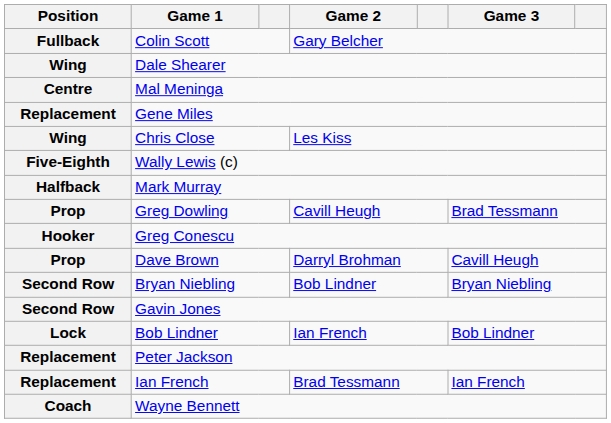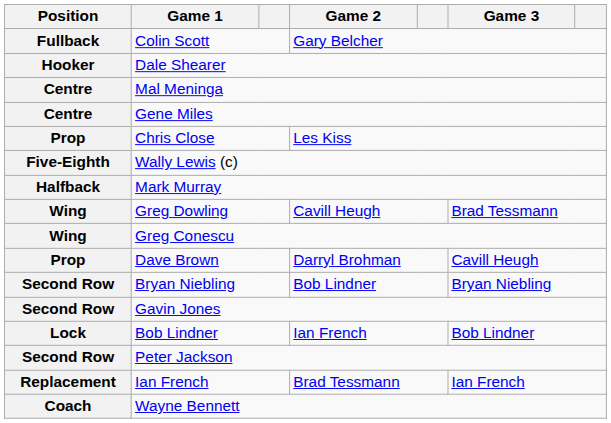(68, 65) Wing -> (68, 65) Hooker
(68, 114) Replacement -> (68, 114) Centre
(68, 138) Wing -> (68, 138) Prop
(68, 211) Prop -> (68, 211) Wing
(68, 235) Hooker -> (68, 235) Wing
(68, 357) Replacement -> (68, 357) Second Row
